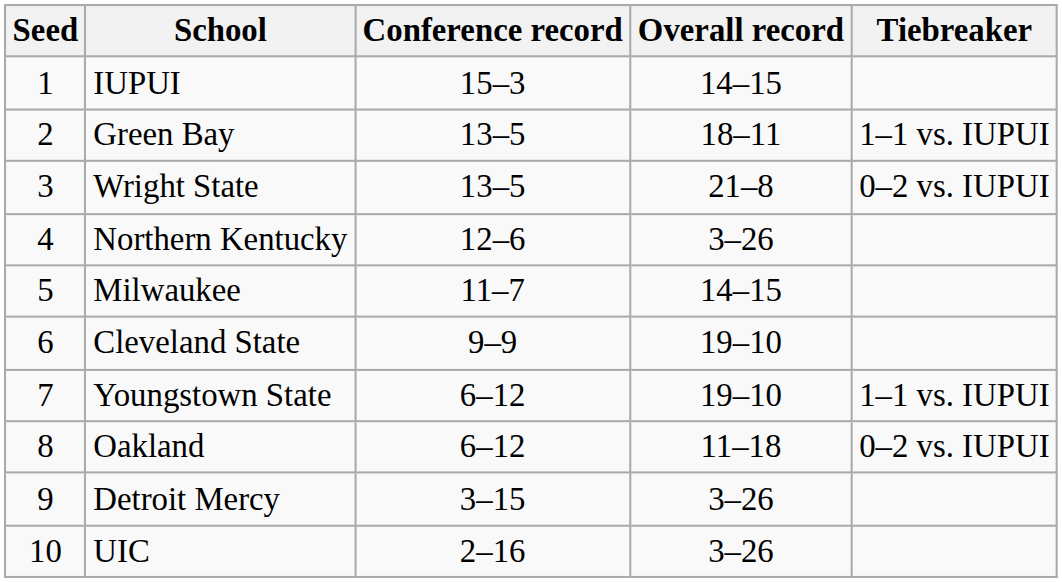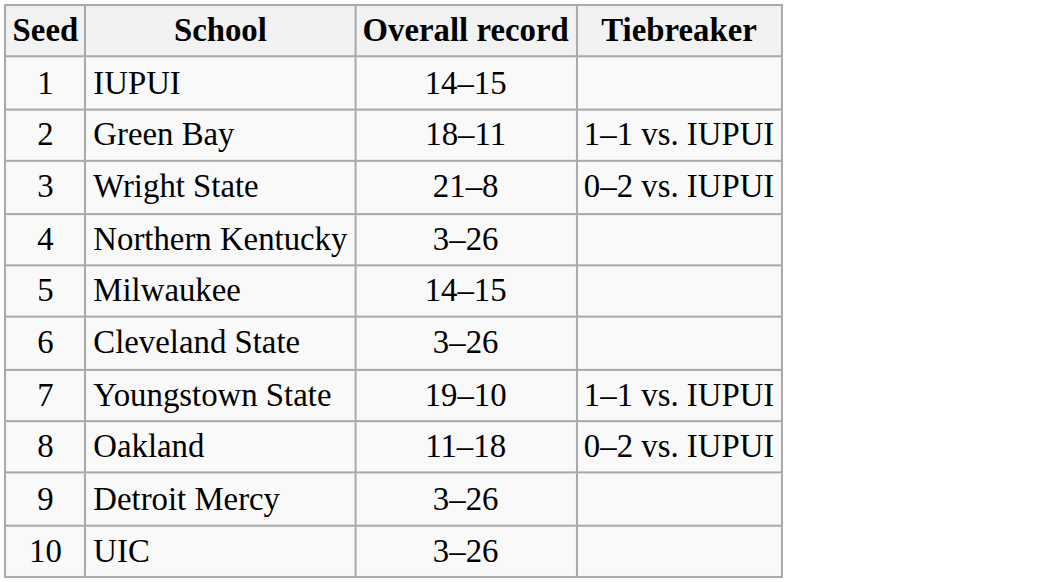- column: (493, 30)
(741, 342) 19–10 -> (466, 342) 3–26
